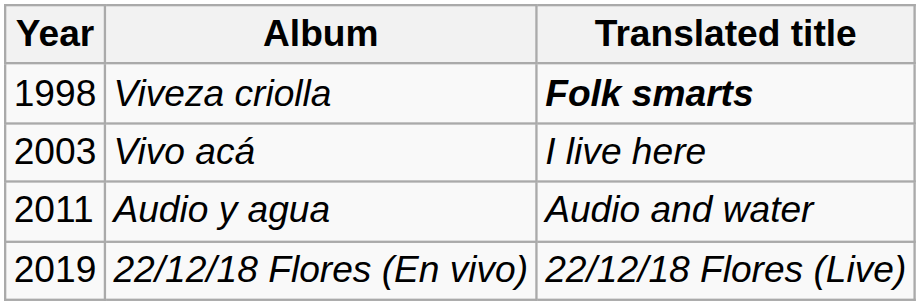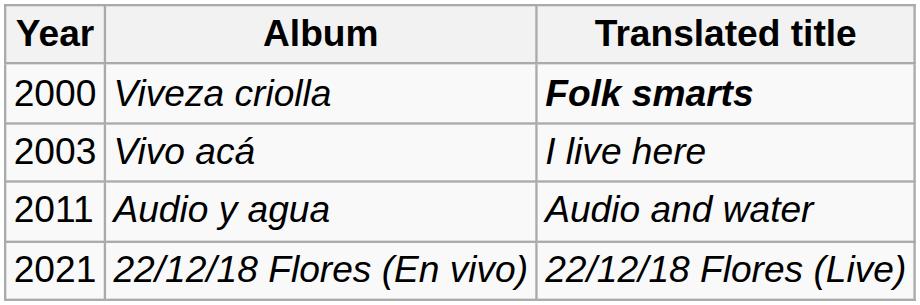(55, 92) 1998 -> (55, 92) 2000
(55, 269) 2019 -> (55, 269) 2021
